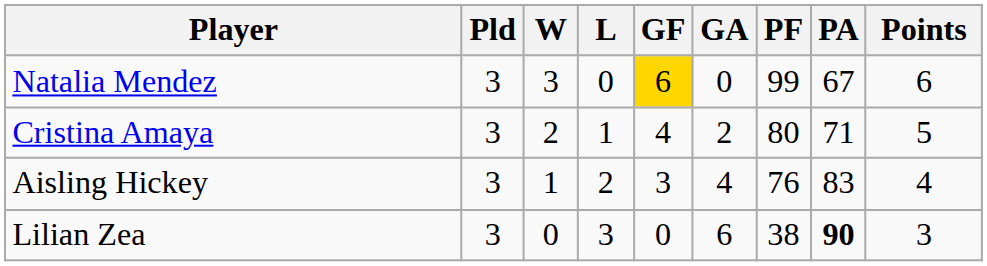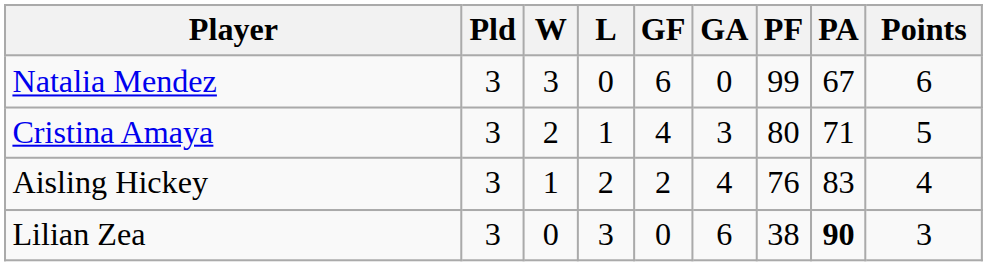(663, 81) gold background -> (663, 81) no background
(724, 132) 2 -> (724, 132) 3
(663, 183) 3 -> (663, 183) 2
